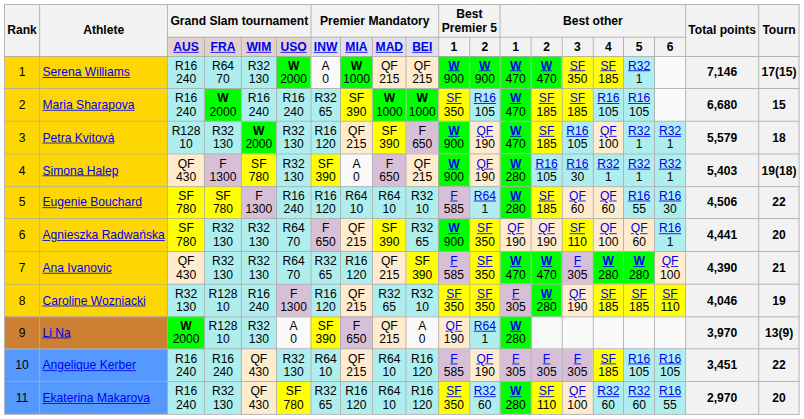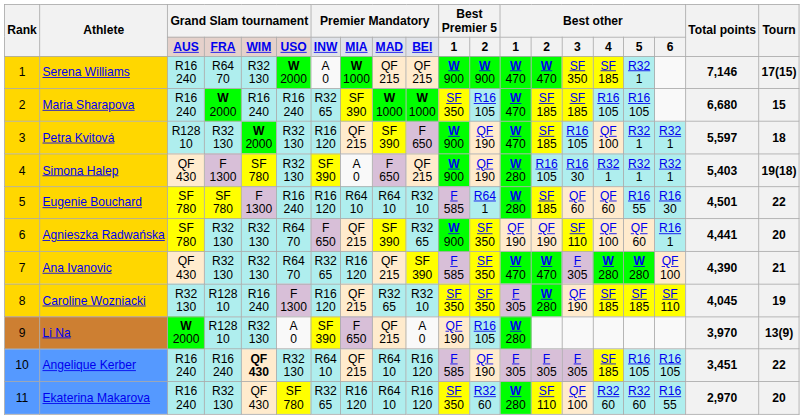(722, 138) 5,579 -> (722, 138) 5,597
(722, 203) 4,506 -> (722, 203) 4,501
(722, 301) 4,046 -> (722, 301) 4,045
(485, 333) R64 1 -> (485, 333) R16 105
(259, 366) normal -> (259, 366) bold
